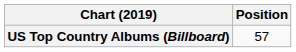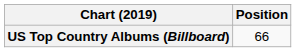(262, 36) 57 -> (262, 36) 66
